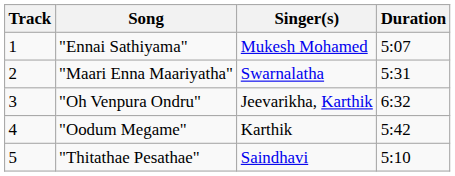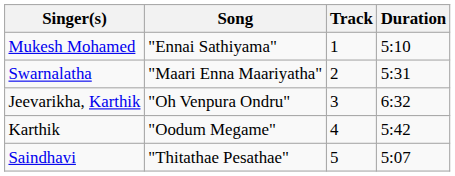columns swapped: (30, 18) <-> (307, 18)
(396, 46) 5:07 -> (396, 46) 5:10
(396, 157) 5:10 -> (396, 157) 5:07
